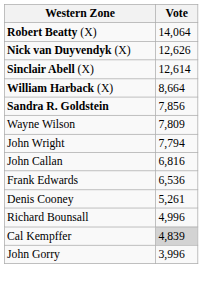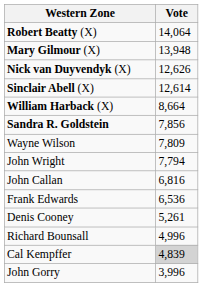+ row: (53, 50)
